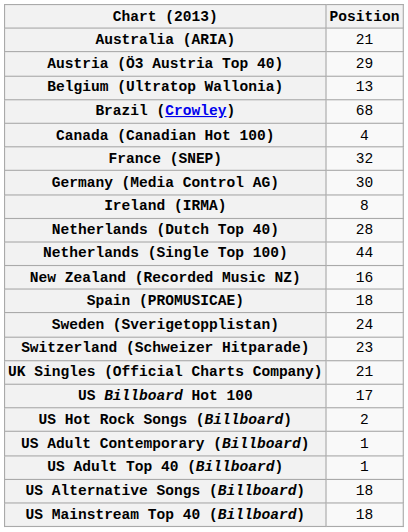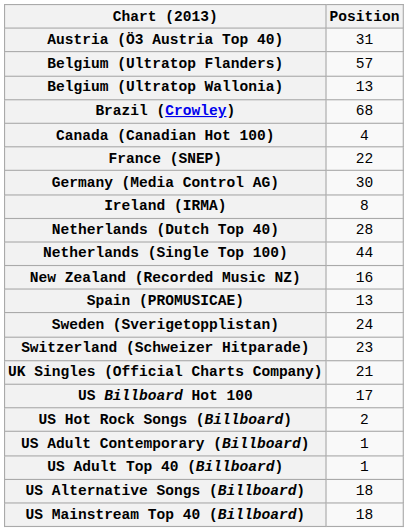- row: (165, 40)
(364, 64) 29 -> (364, 40) 31
+ row: (165, 64)
(364, 159) 32 -> (364, 159) 22
(364, 301) 18 -> (364, 301) 13
